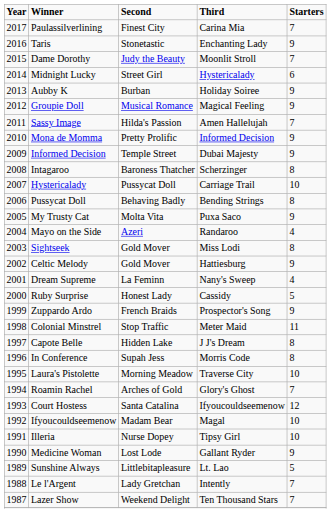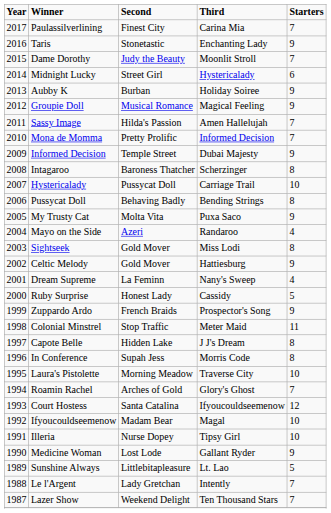(292, 138) 9 -> (292, 138) 7
